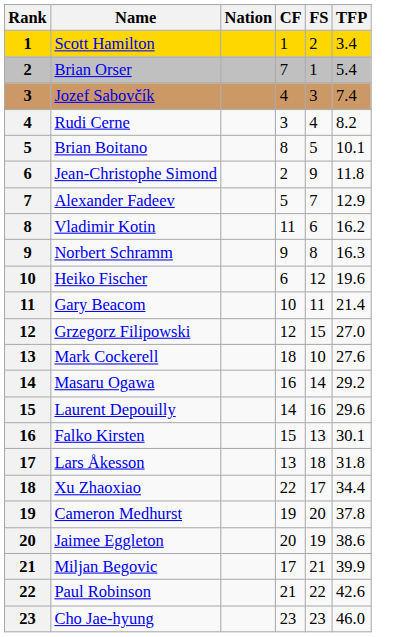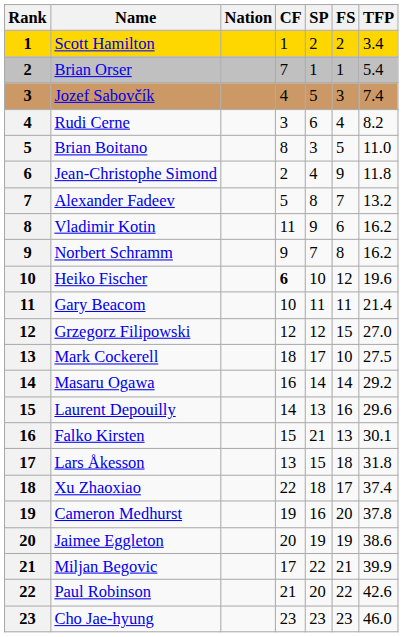+ column: (319, 17)
(351, 148) 10.1 -> (377, 148) 11.0
(351, 200) 12.9 -> (377, 200) 13.2
(351, 252) 16.3 -> (377, 252) 16.2
(284, 278) normal -> (284, 278) bold
(351, 357) 27.6 -> (377, 357) 27.5
(351, 488) 34.4 -> (377, 488) 37.4
